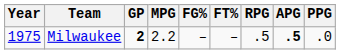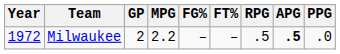(24, 38) 1975 -> (24, 38) 1972
(140, 38) bold -> (140, 38) normal
